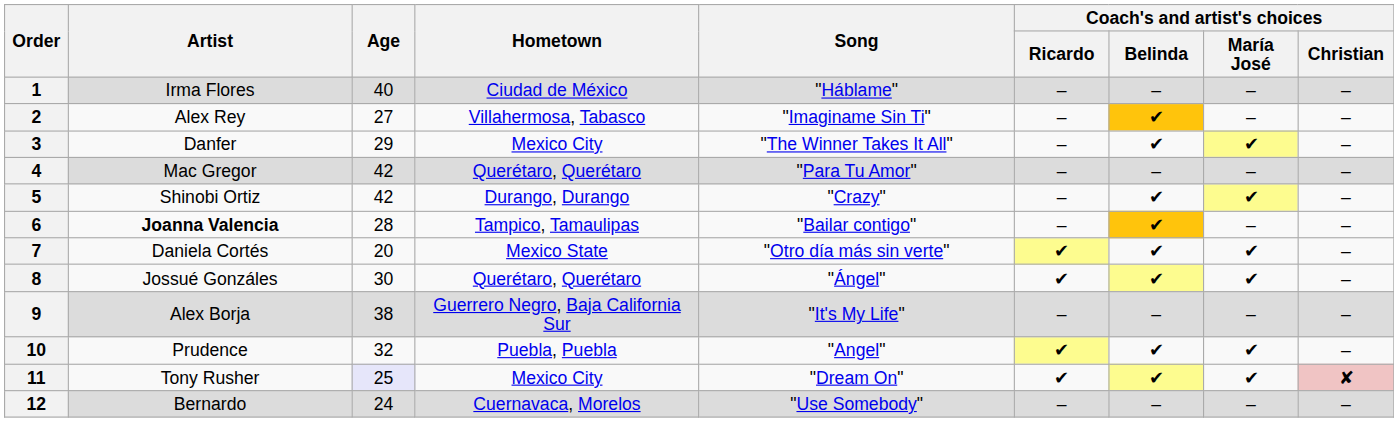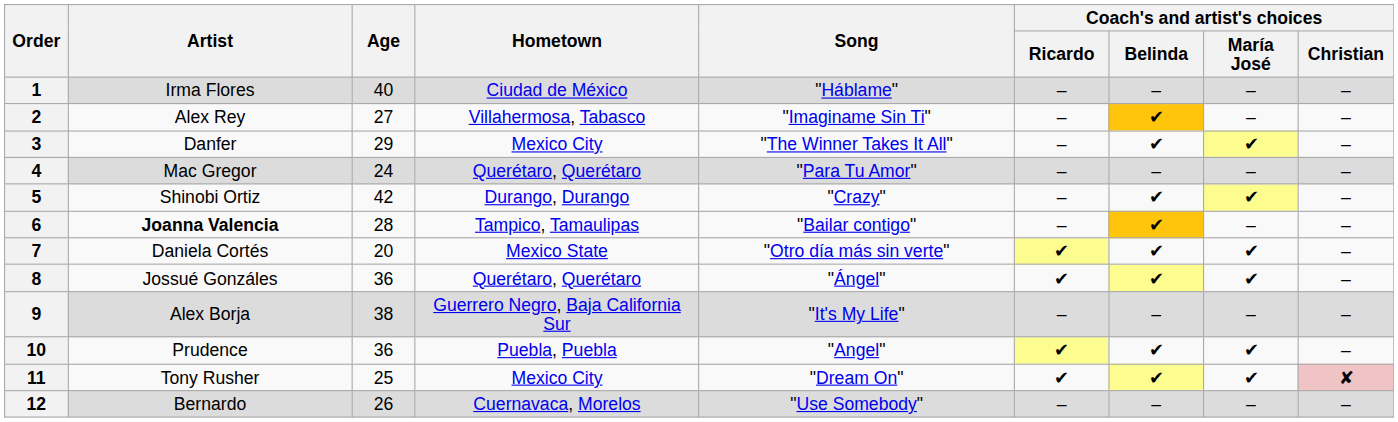(384, 171) 42 -> (384, 171) 24
(384, 278) 30 -> (384, 278) 36
(384, 350) 32 -> (384, 350) 36
(384, 377) lavender background -> (384, 377) no background
(384, 404) 24 -> (384, 404) 26
